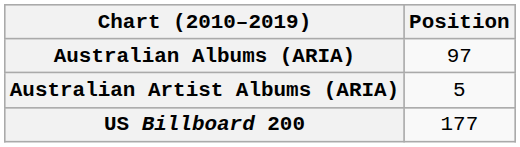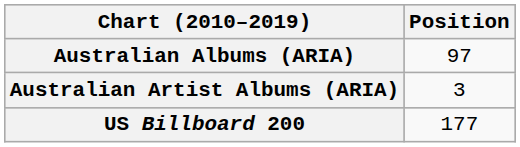(459, 90) 5 -> (459, 90) 3
